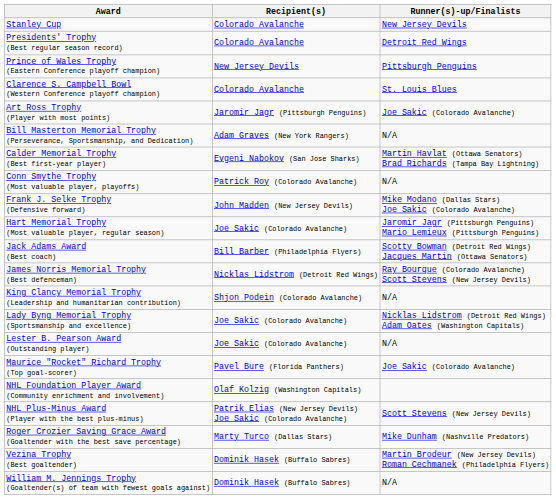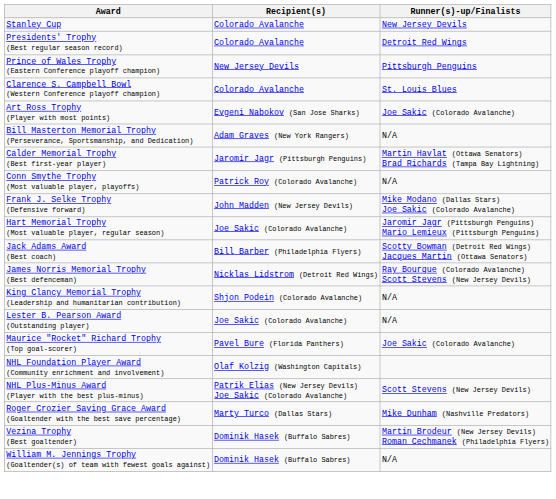(290, 112) Jaromir Jagr (Pittsburgh Penguins) -> (287, 112) Evgeni Nabokov (San Jose Sharks)
(287, 159) Evgeni Nabokov (San Jose Sharks) -> (290, 159) Jaromir Jagr (Pittsburgh Penguins)
- row: (69, 321)
